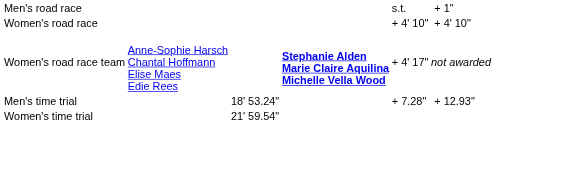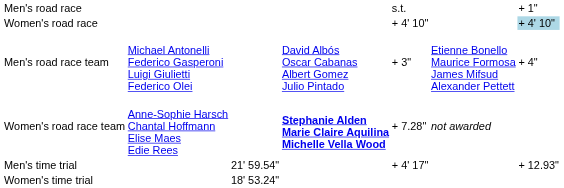(453, 23) no background -> (537, 23) lightblue background
+ row: (56, 62)
(410, 62) + 4' 17" -> (409, 126) + 7.28"
(255, 102) 18' 53.24" -> (255, 166) 21' 59.54"
(409, 102) + 7.28" -> (410, 166) + 4' 17"
(255, 117) 21' 59.54" -> (255, 181) 18' 53.24"
